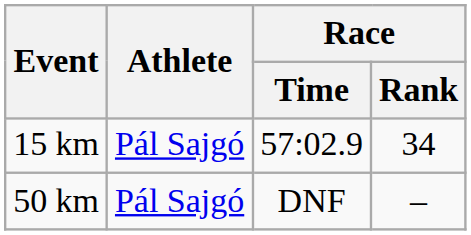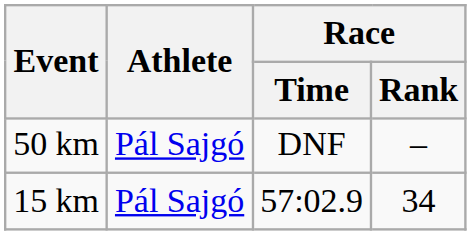rows swapped: (56, 145) <-> (56, 201)
